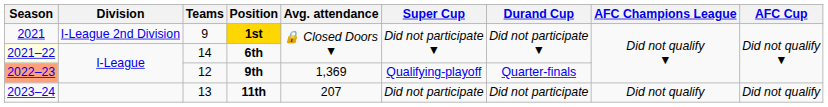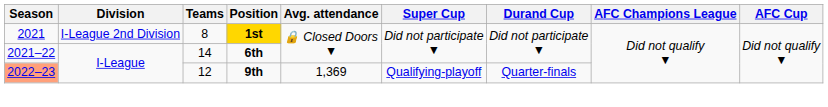(205, 33) 9 -> (205, 33) 8
(31, 53) lightyellow background -> (31, 53) no background
- row: (254, 92)
